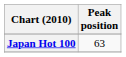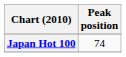(99, 43) 63 -> (99, 43) 74
